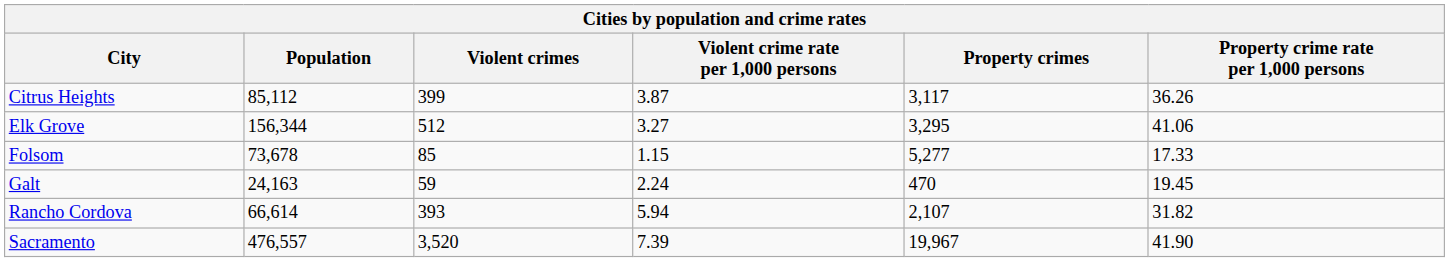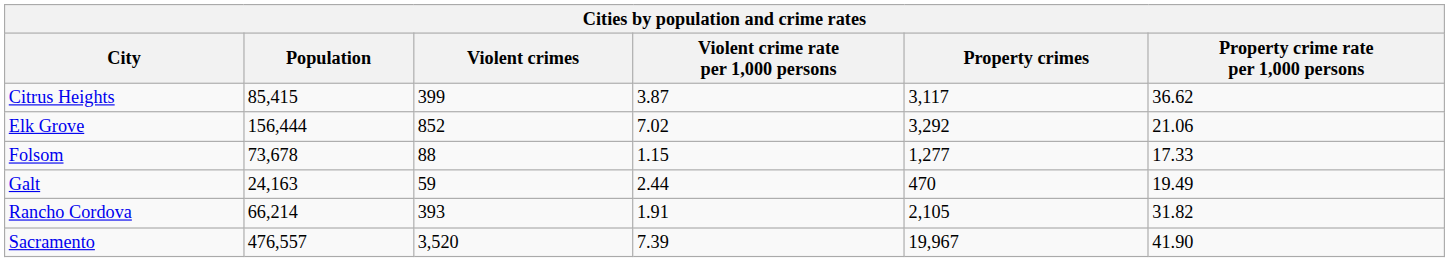(272, 97) 85,112 -> (273, 97) 85,415
(1173, 97) 36.26 -> (1173, 97) 36.62
(277, 126) 156,344 -> (277, 126) 156,444
(431, 126) 512 -> (431, 126) 852
(653, 126) 3.27 -> (653, 126) 7.02
(929, 126) 3,295 -> (929, 126) 3,292
(1173, 126) 41.06 -> (1173, 126) 21.06
(427, 155) 85 -> (427, 155) 88
(929, 155) 5,277 -> (929, 155) 1,277
(653, 184) 2.24 -> (653, 184) 2.44
(1173, 184) 19.45 -> (1173, 184) 19.49
(273, 213) 66,614 -> (273, 213) 66,214
(653, 213) 5.94 -> (653, 213) 1.91
(929, 213) 2,107 -> (929, 213) 2,105
